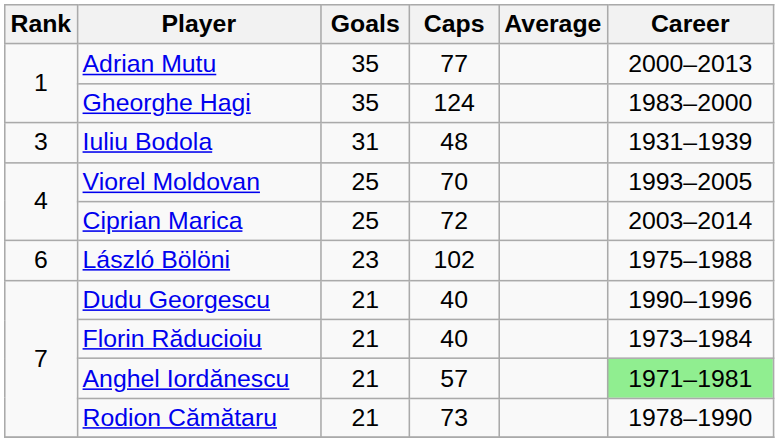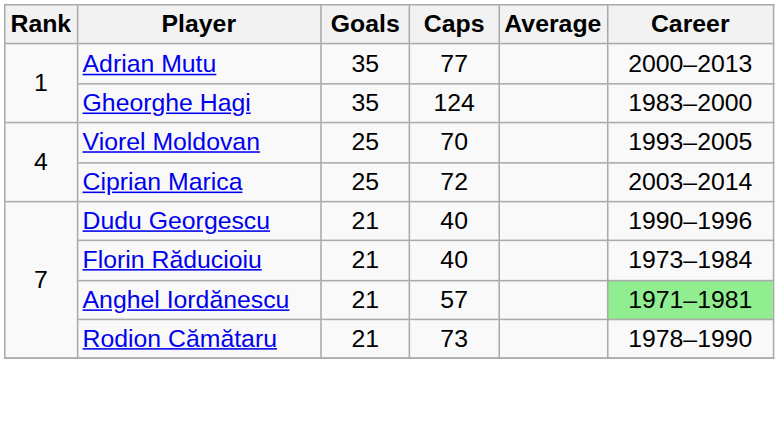- row: (147, 142)
- row: (156, 260)
